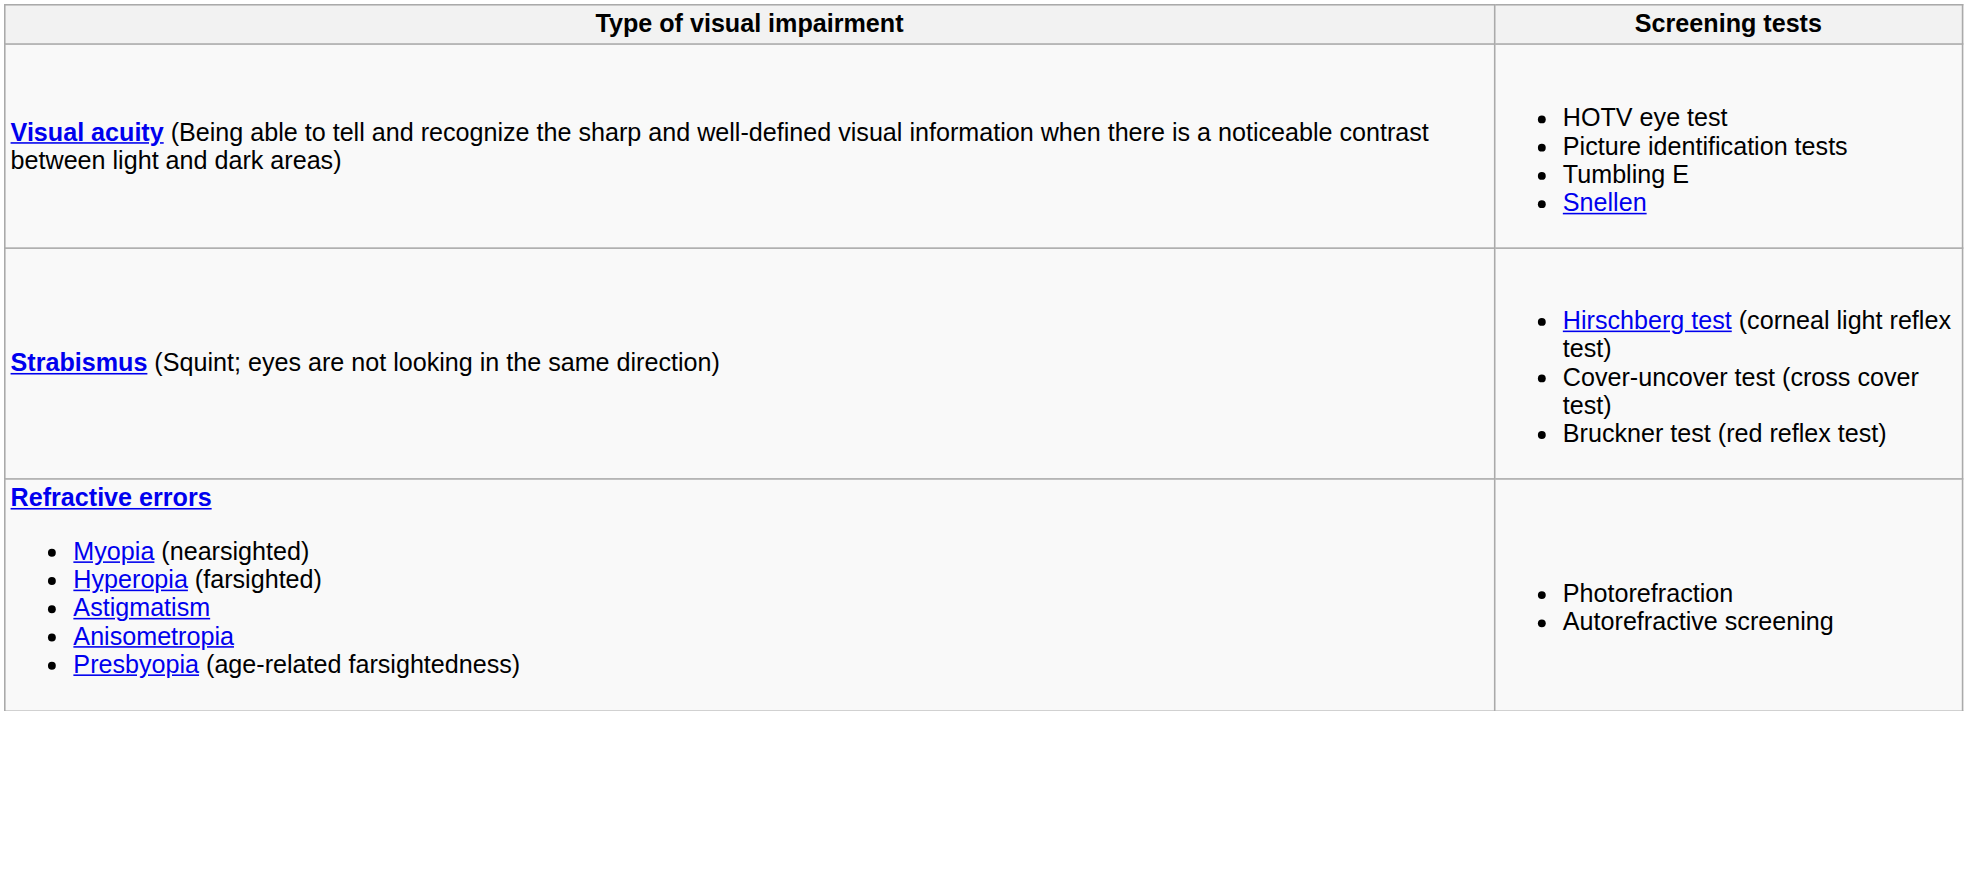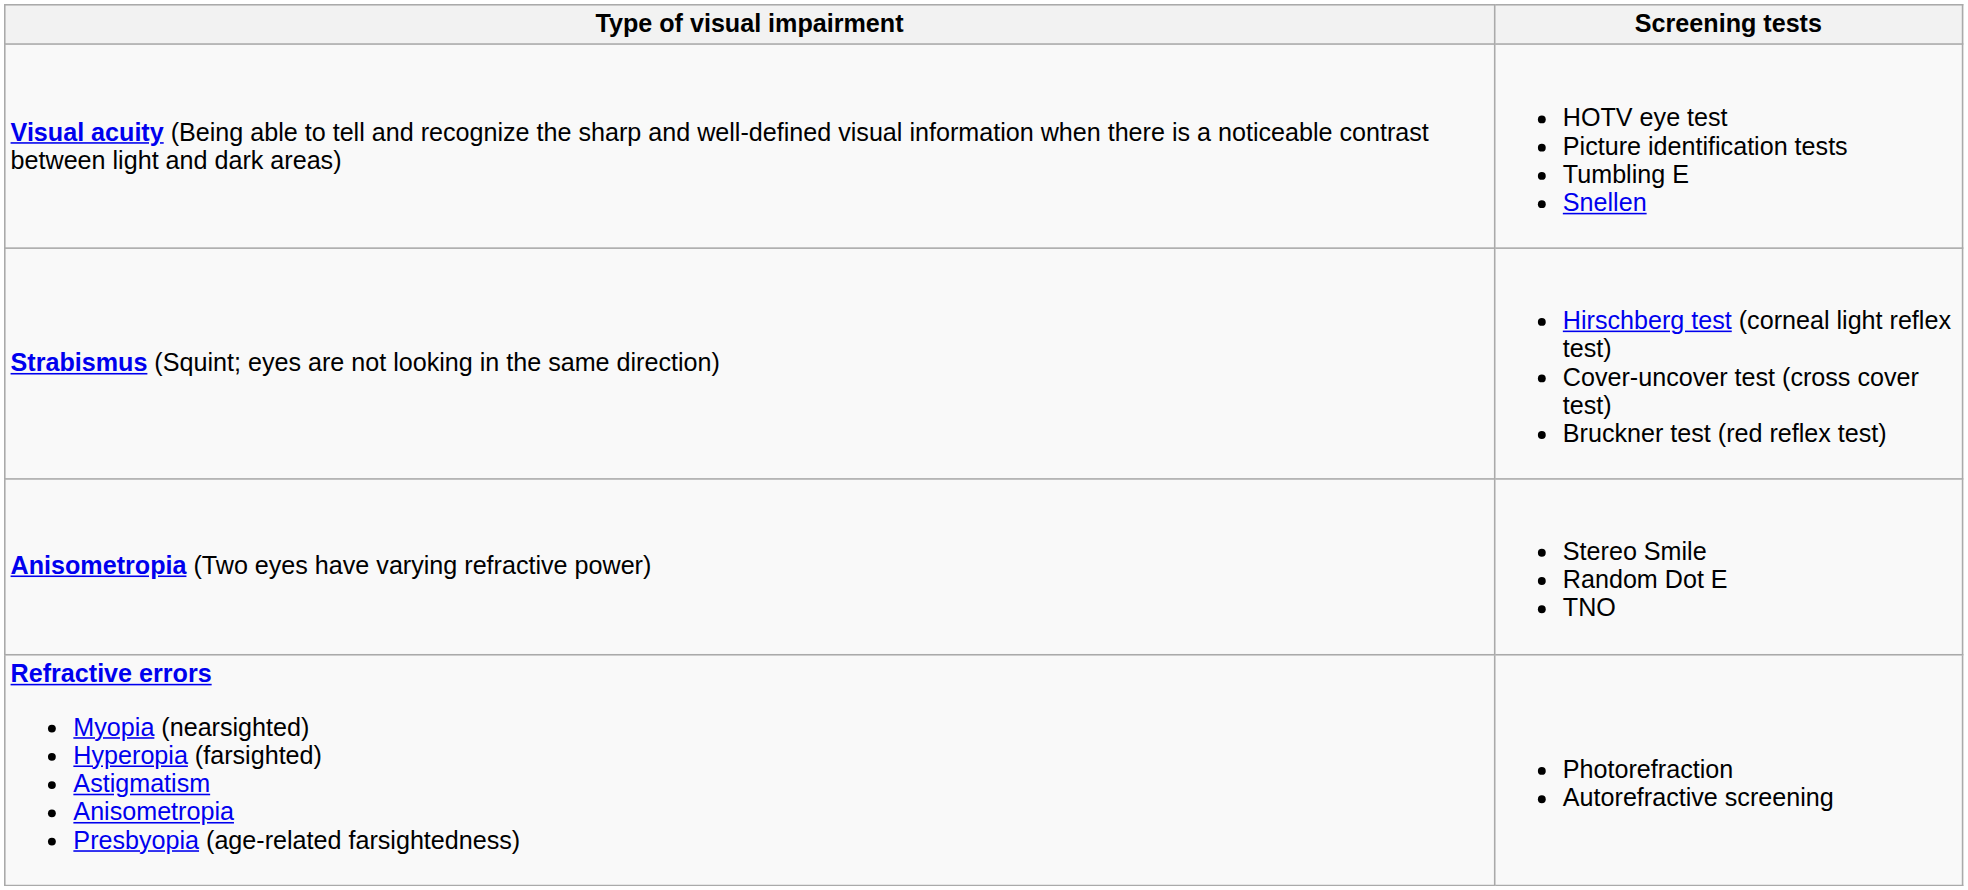+ row: (331, 566)
